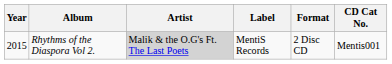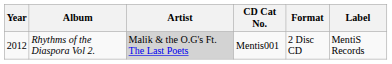columns swapped: (262, 18) <-> (361, 18)
(17, 45) 2015 -> (17, 45) 2012
